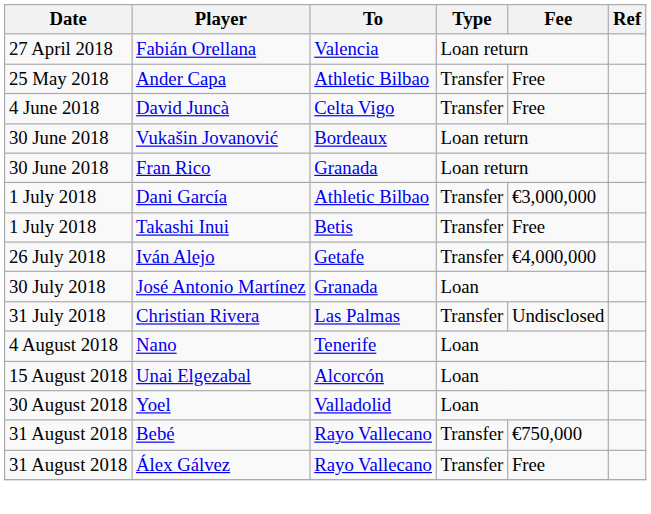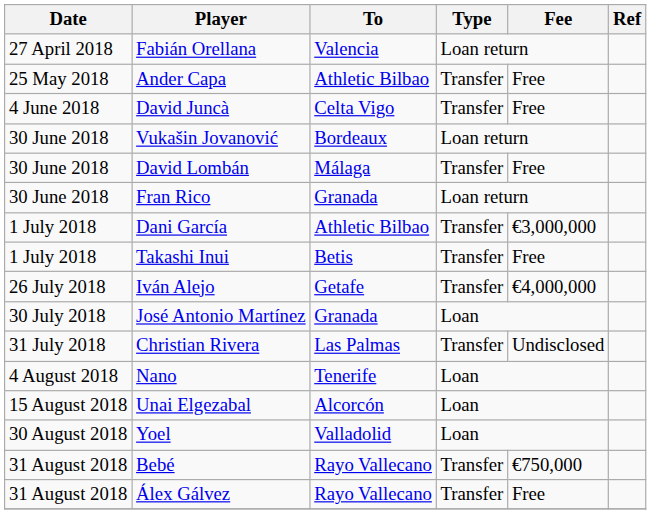+ row: (193, 167)
